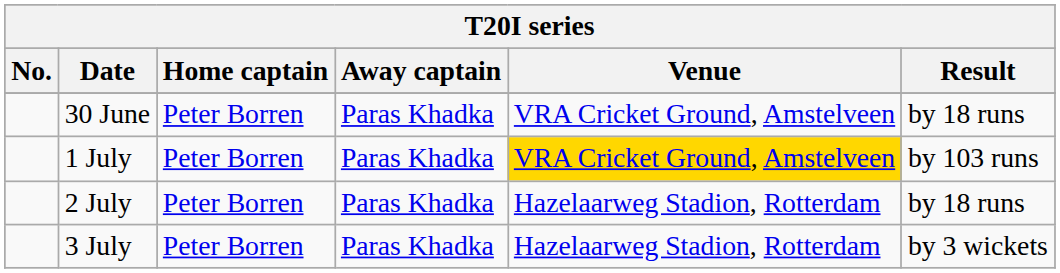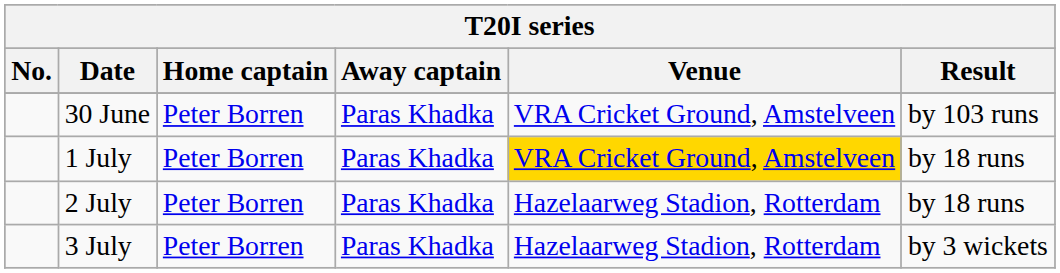(966, 114) by 18 runs -> (973, 114) by 103 runs
(973, 158) by 103 runs -> (966, 158) by 18 runs
